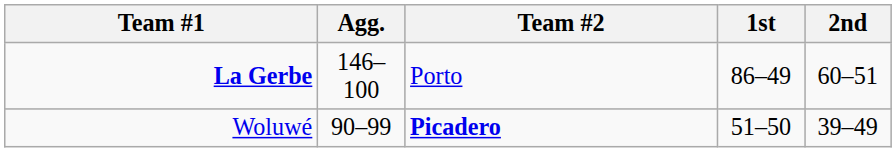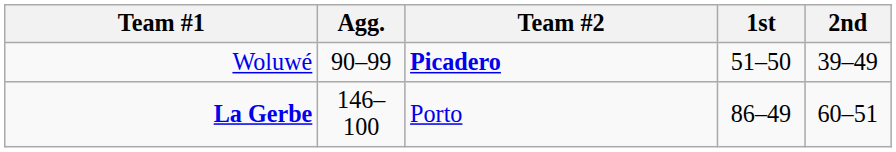rows swapped: (263, 75) <-> (272, 127)
